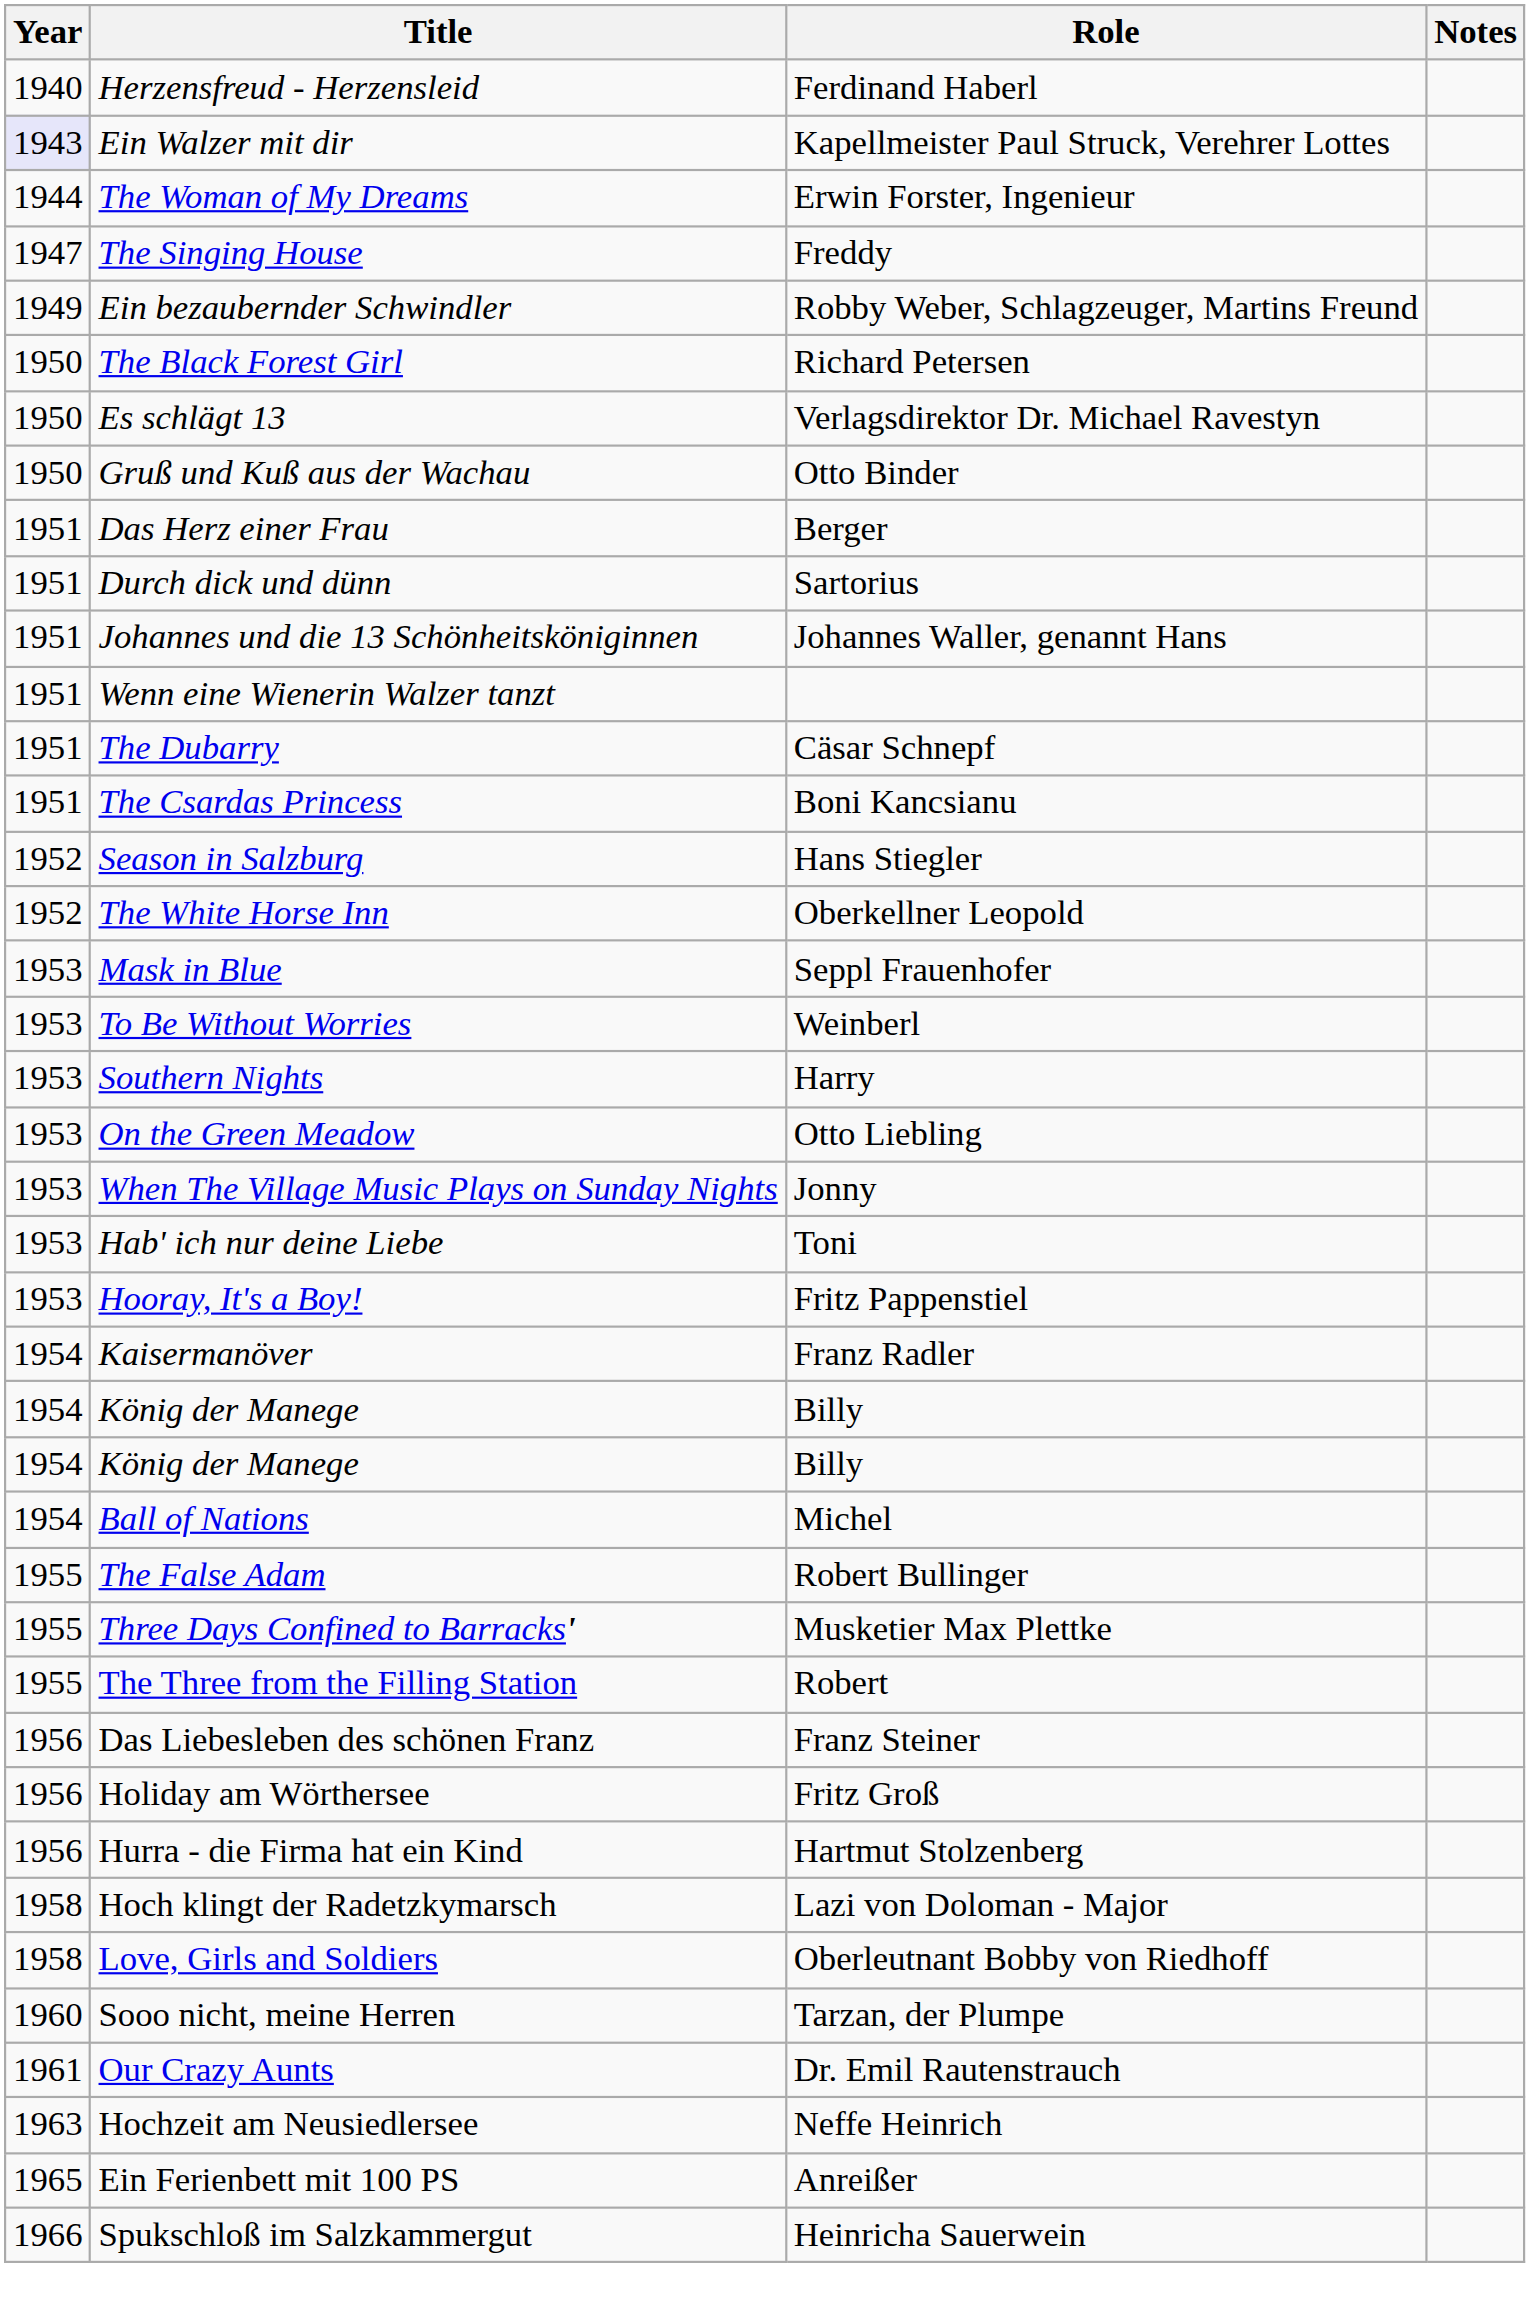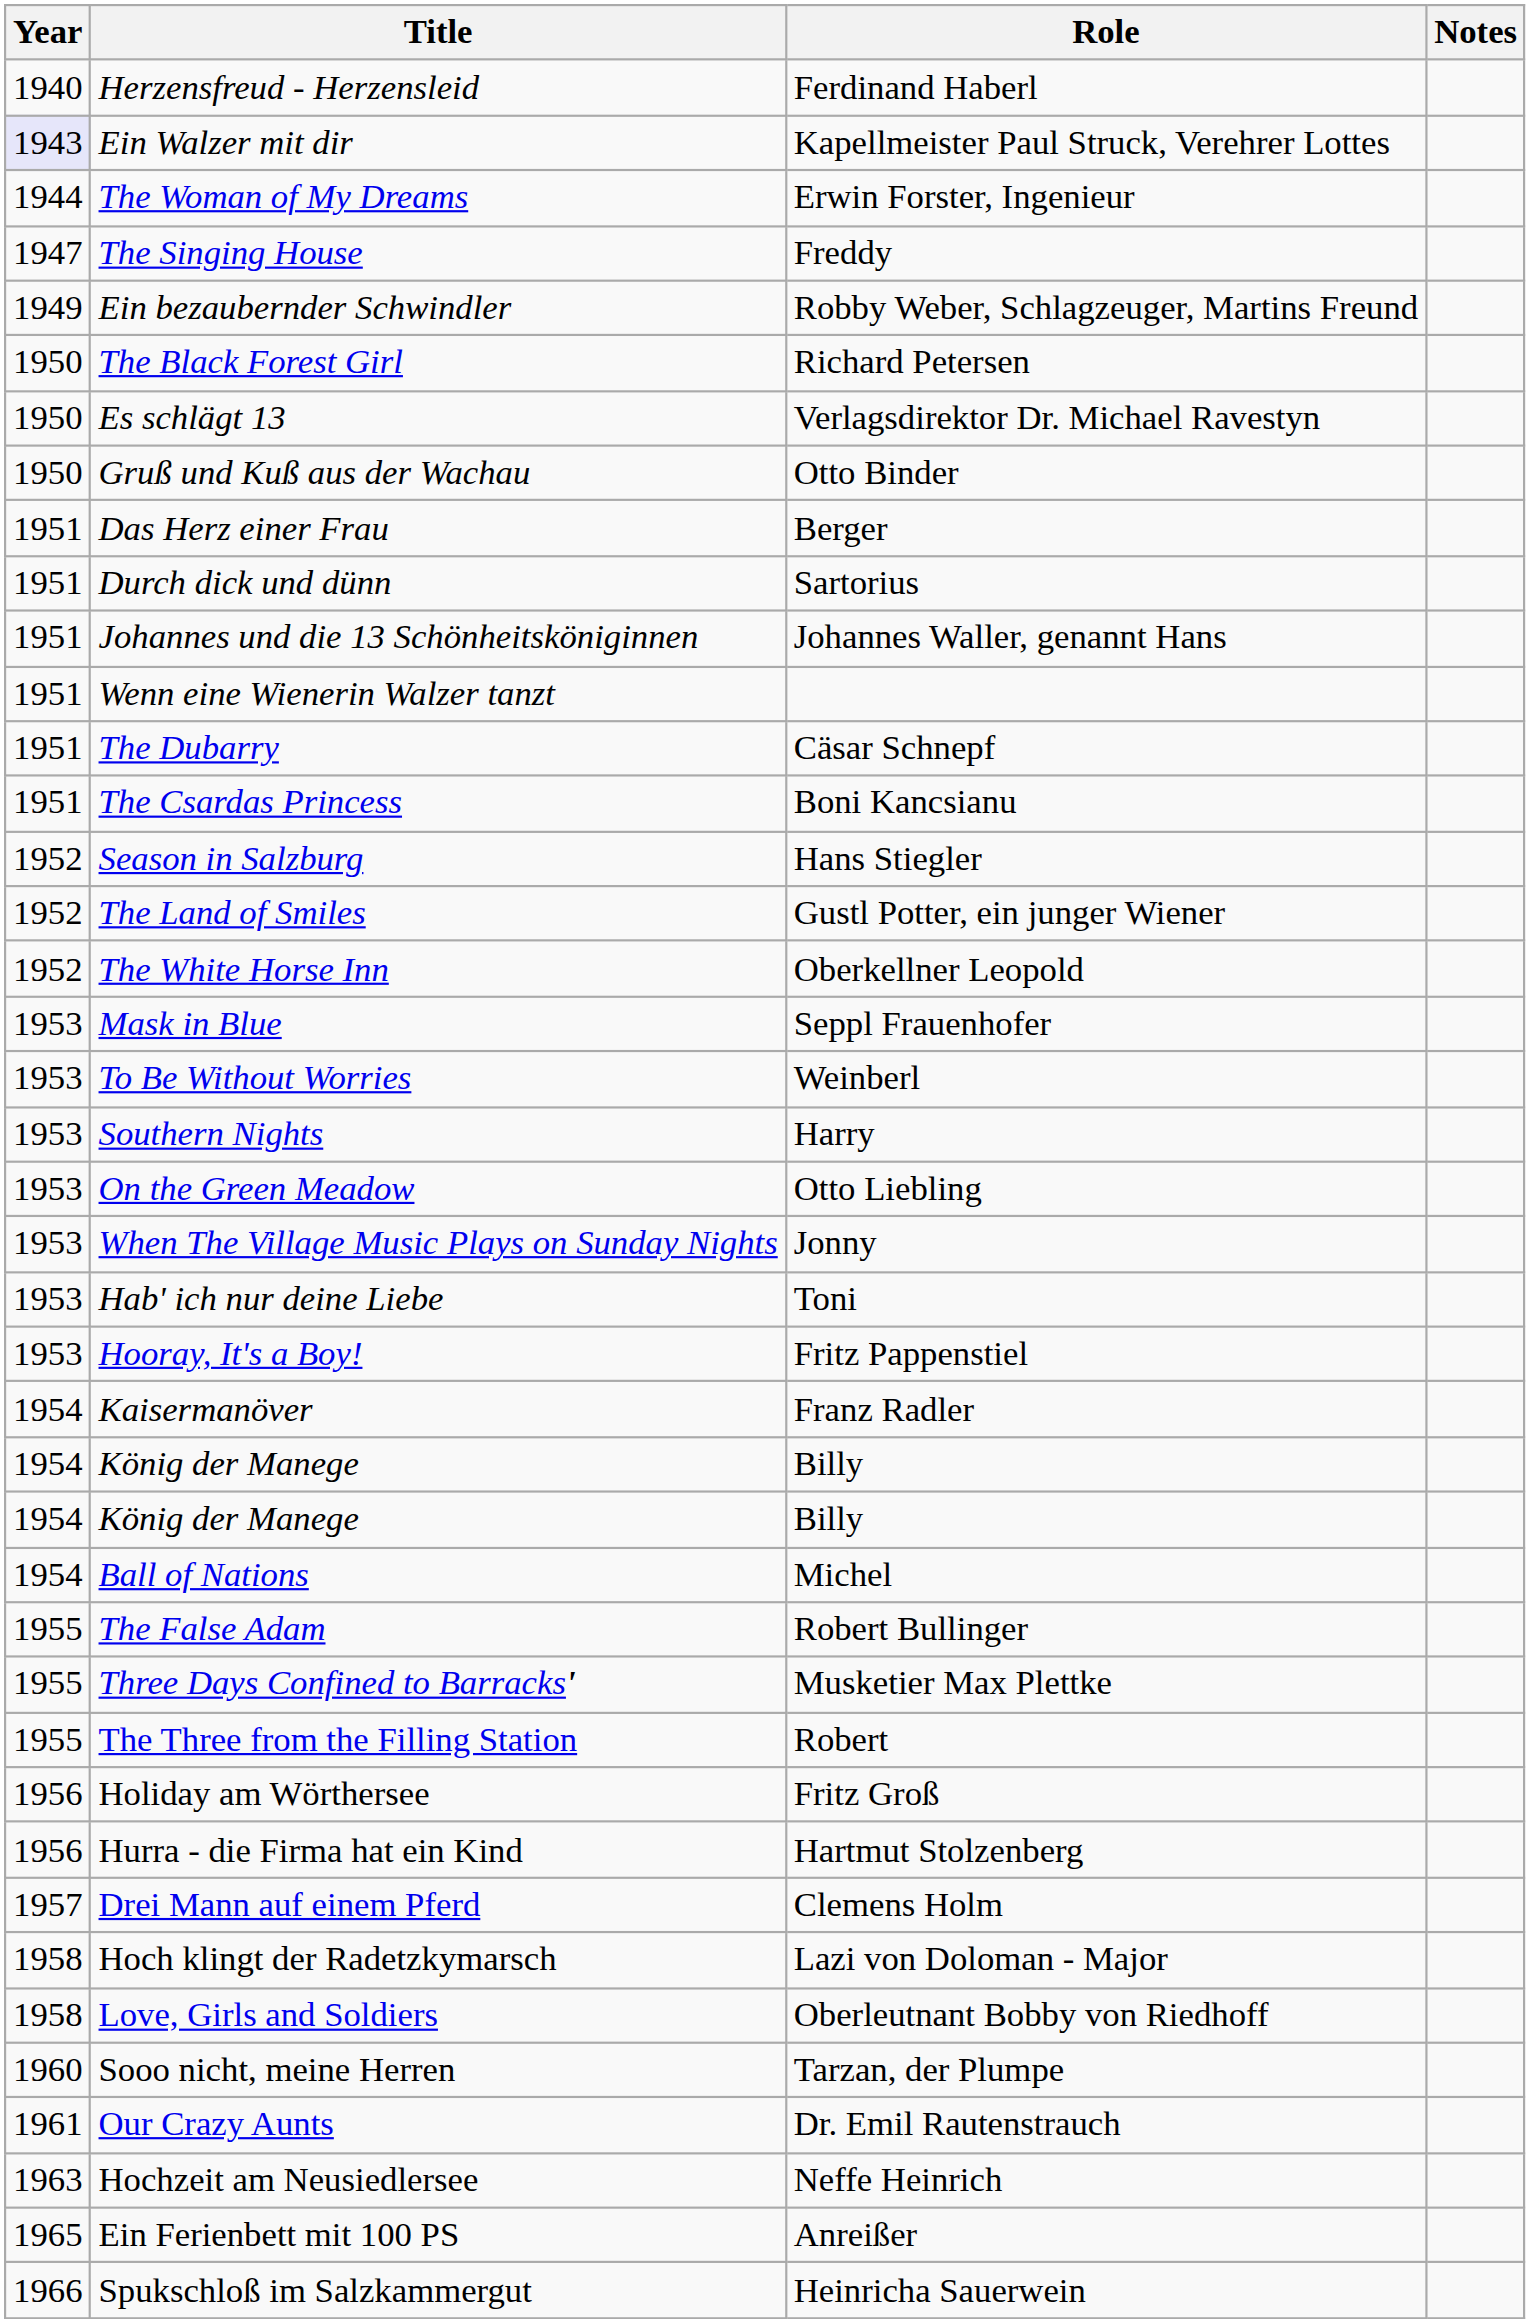+ row: (232, 913)
- row: (346, 1739)
+ row: (289, 1904)
